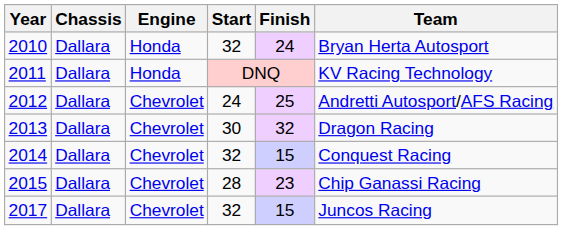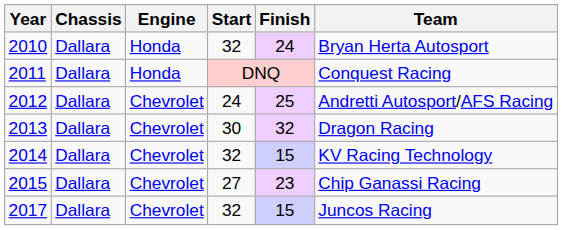(405, 73) KV Racing Technology -> (385, 73) Conquest Racing
(385, 156) Conquest Racing -> (405, 156) KV Racing Technology
(232, 183) 28 -> (232, 183) 27
